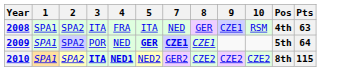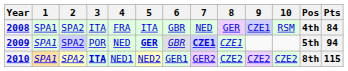+ column: (177, 12)
(305, 28) 63 -> (332, 28) 84
(305, 43) 64 -> (332, 43) 94
(122, 58) bold -> (122, 58) normal
